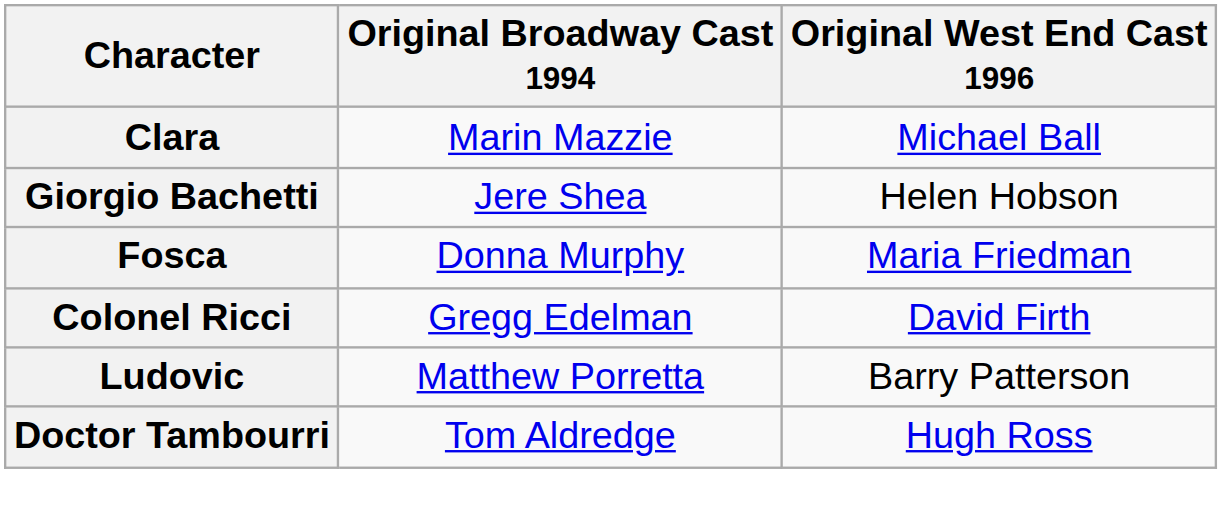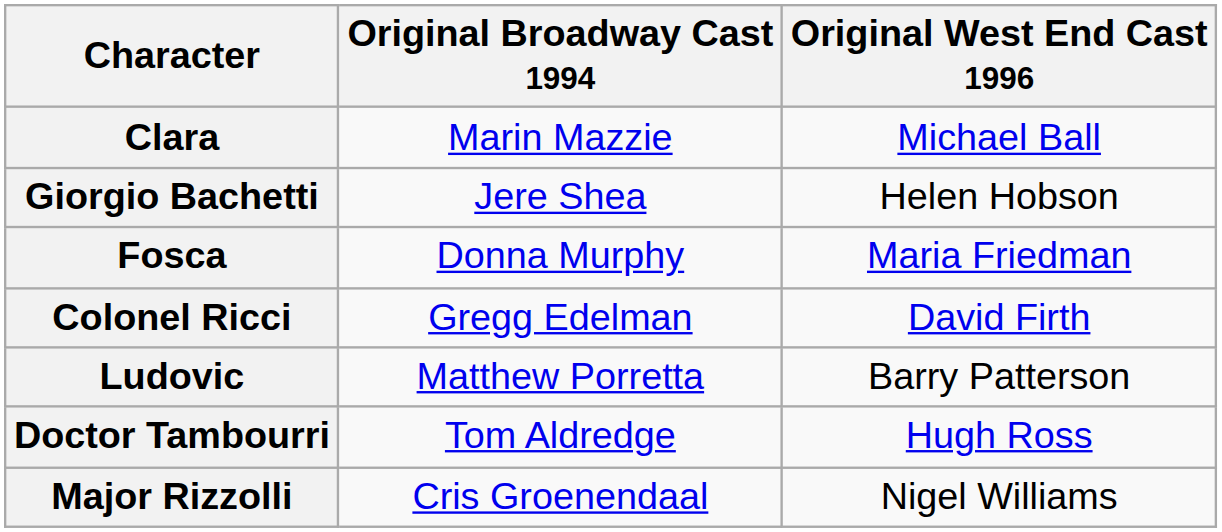+ row: (172, 496)
